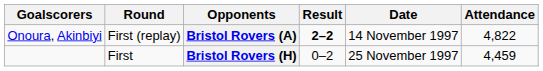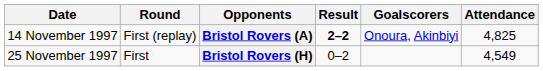columns swapped: (403, 14) <-> (55, 14)
(500, 35) 4,822 -> (500, 35) 4,825
(500, 55) 4,459 -> (500, 55) 4,549
